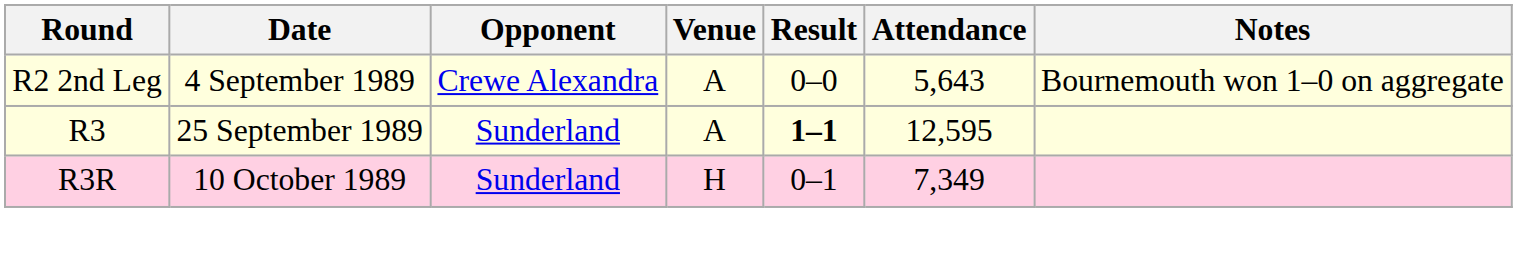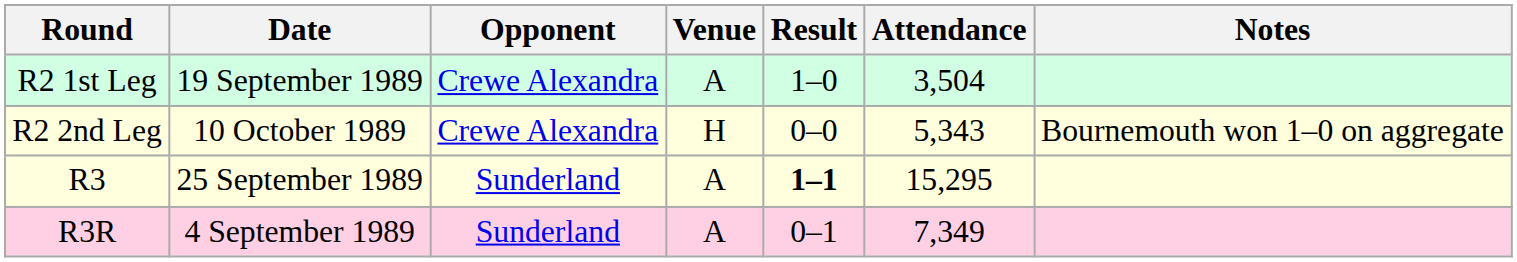+ row: (87, 79)
(300, 79) 4 September 1989 -> (300, 130) 10 October 1989
(715, 79) A -> (715, 130) H
(949, 79) 5,643 -> (949, 130) 5,343
(949, 130) 12,595 -> (949, 180) 15,295
(300, 180) 10 October 1989 -> (300, 230) 4 September 1989
(715, 180) H -> (715, 230) A
